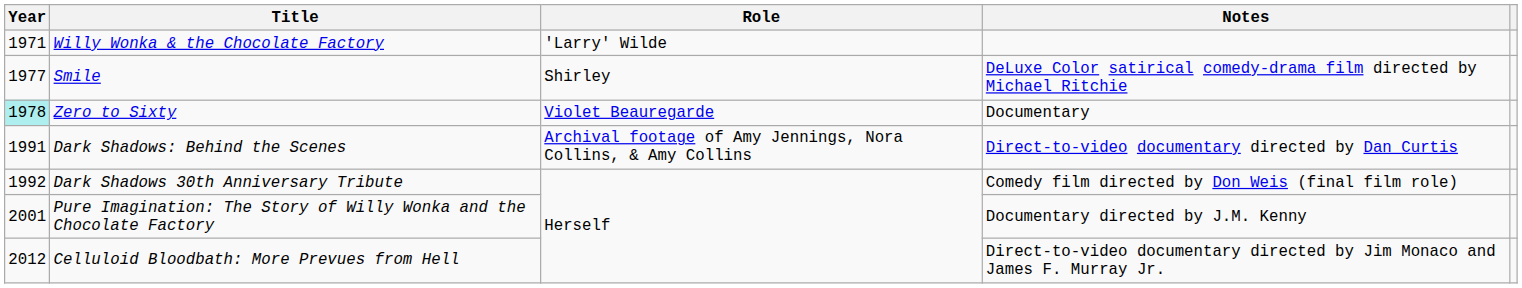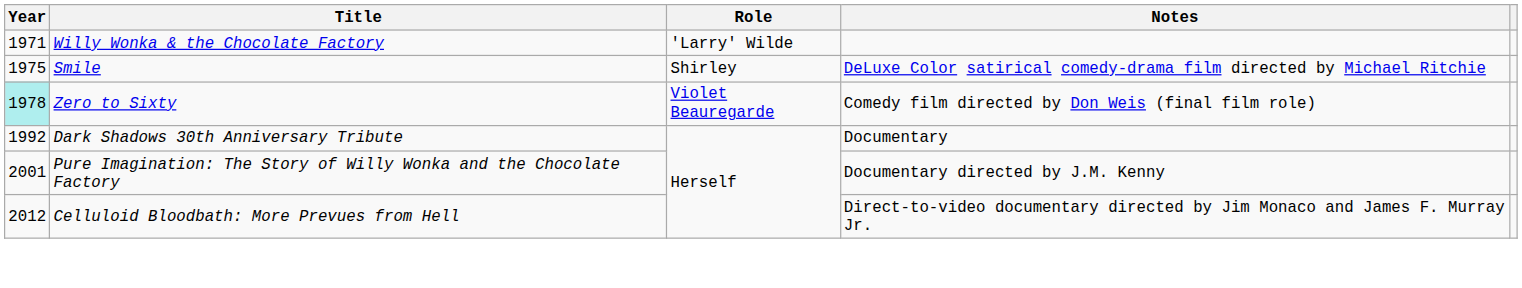(27, 78) 1977 -> (27, 69) 1975
(1038, 112) Documentary -> (1080, 103) Comedy film directed by Don Weis (final film role)
- row: (200, 147)
(1222, 182) Comedy film directed by Don Weis (final film role) -> (896, 138) Documentary
